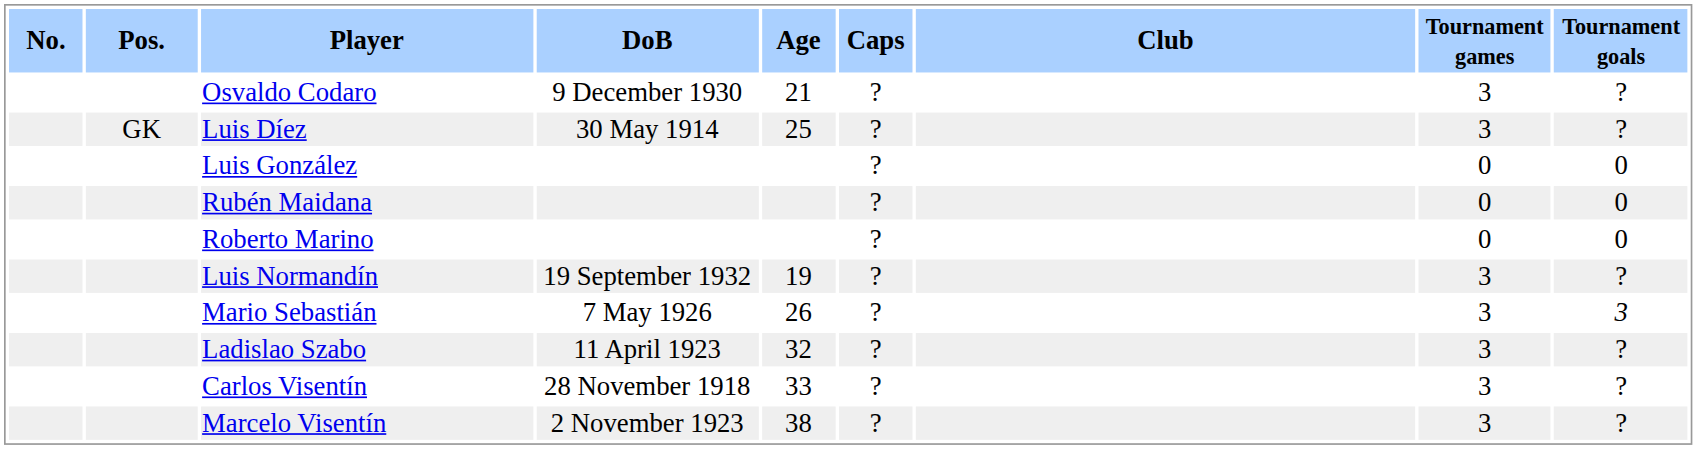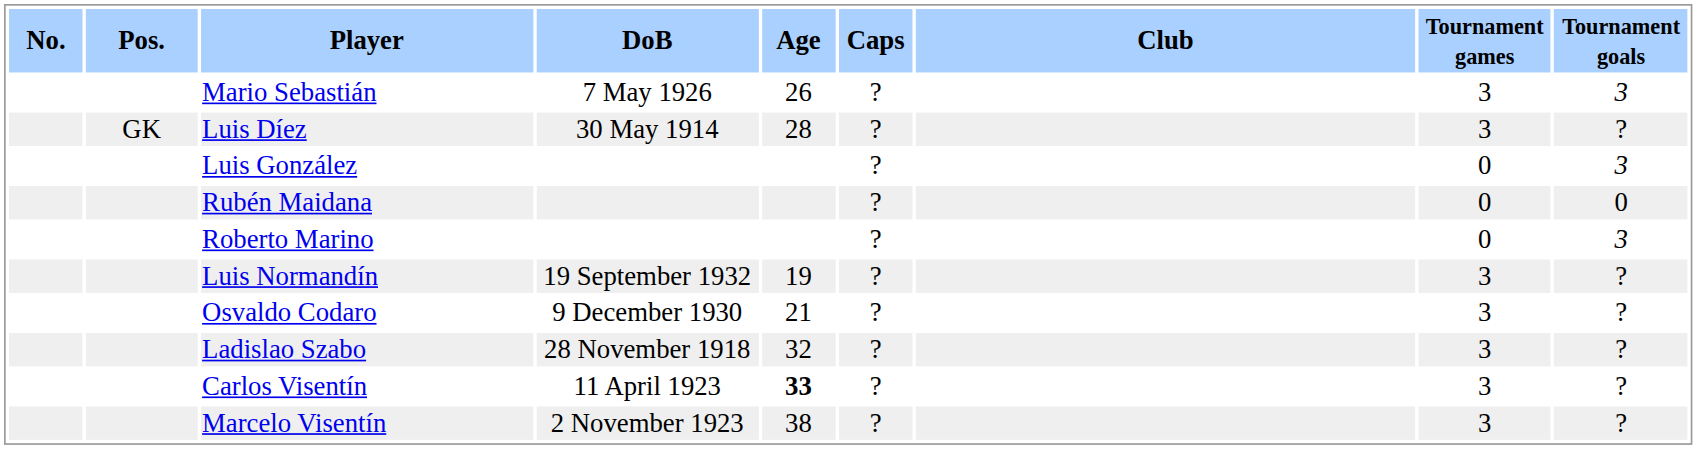rows swapped: (289, 92) <-> (289, 312)
(798, 128) 25 -> (798, 128) 28
(1621, 165) 0 -> (1621, 165) 3
(1621, 239) 0 -> (1621, 239) 3
(647, 349) 11 April 1923 -> (647, 349) 28 November 1918
(647, 386) 28 November 1918 -> (647, 386) 11 April 1923
(798, 386) normal -> (798, 386) bold
